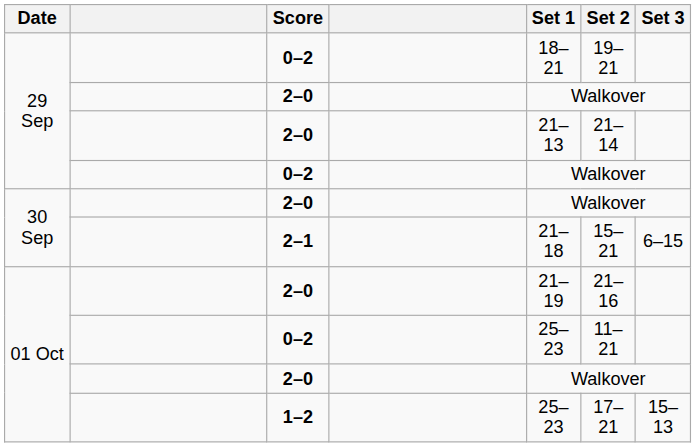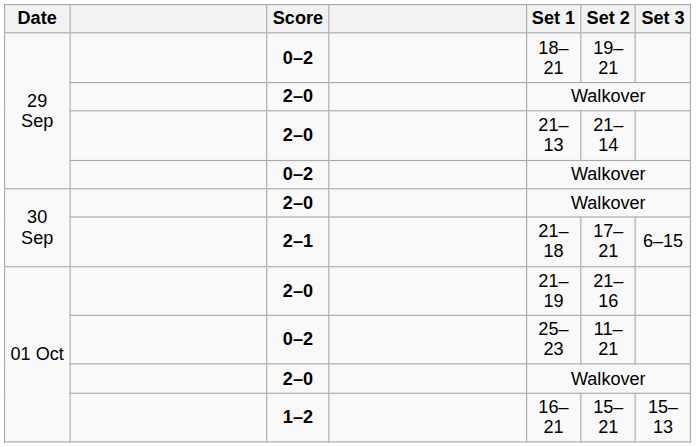(608, 241) 15–21 -> (608, 241) 17–21
(553, 417) 25–23 -> (553, 417) 16–21
(608, 417) 17–21 -> (608, 417) 15–21
